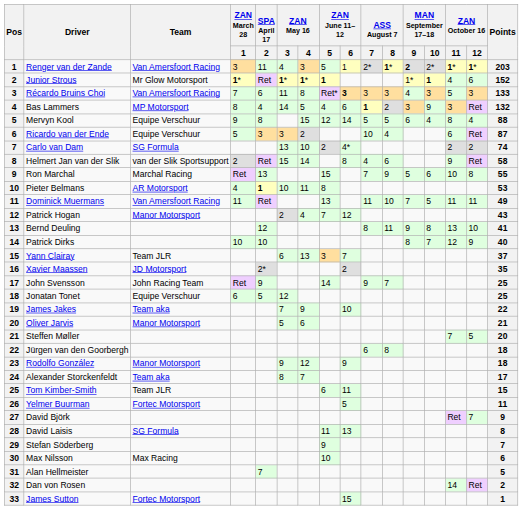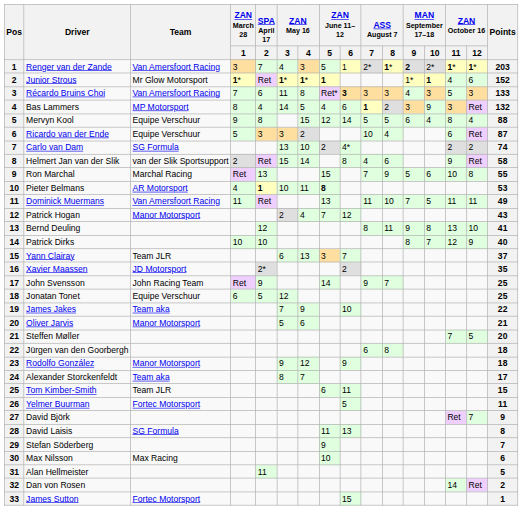(262, 66) 11 -> (260, 66) 7
(323, 188) normal -> (323, 188) bold
(260, 471) 7 -> (262, 471) 11
